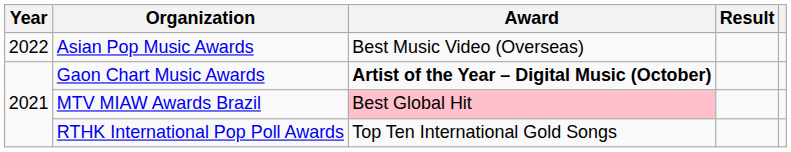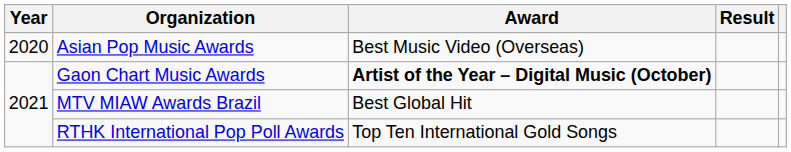(29, 47) 2022 -> (29, 47) 2020
(412, 103) pink background -> (412, 103) no background
